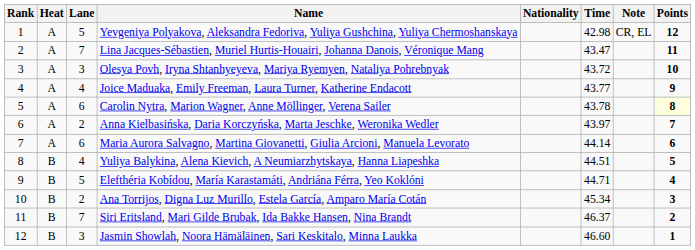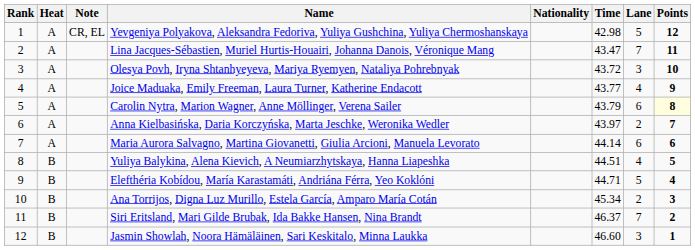columns swapped: (82, 13) <-> (634, 13)
(597, 106) 43.78 -> (608, 106) 43.79
